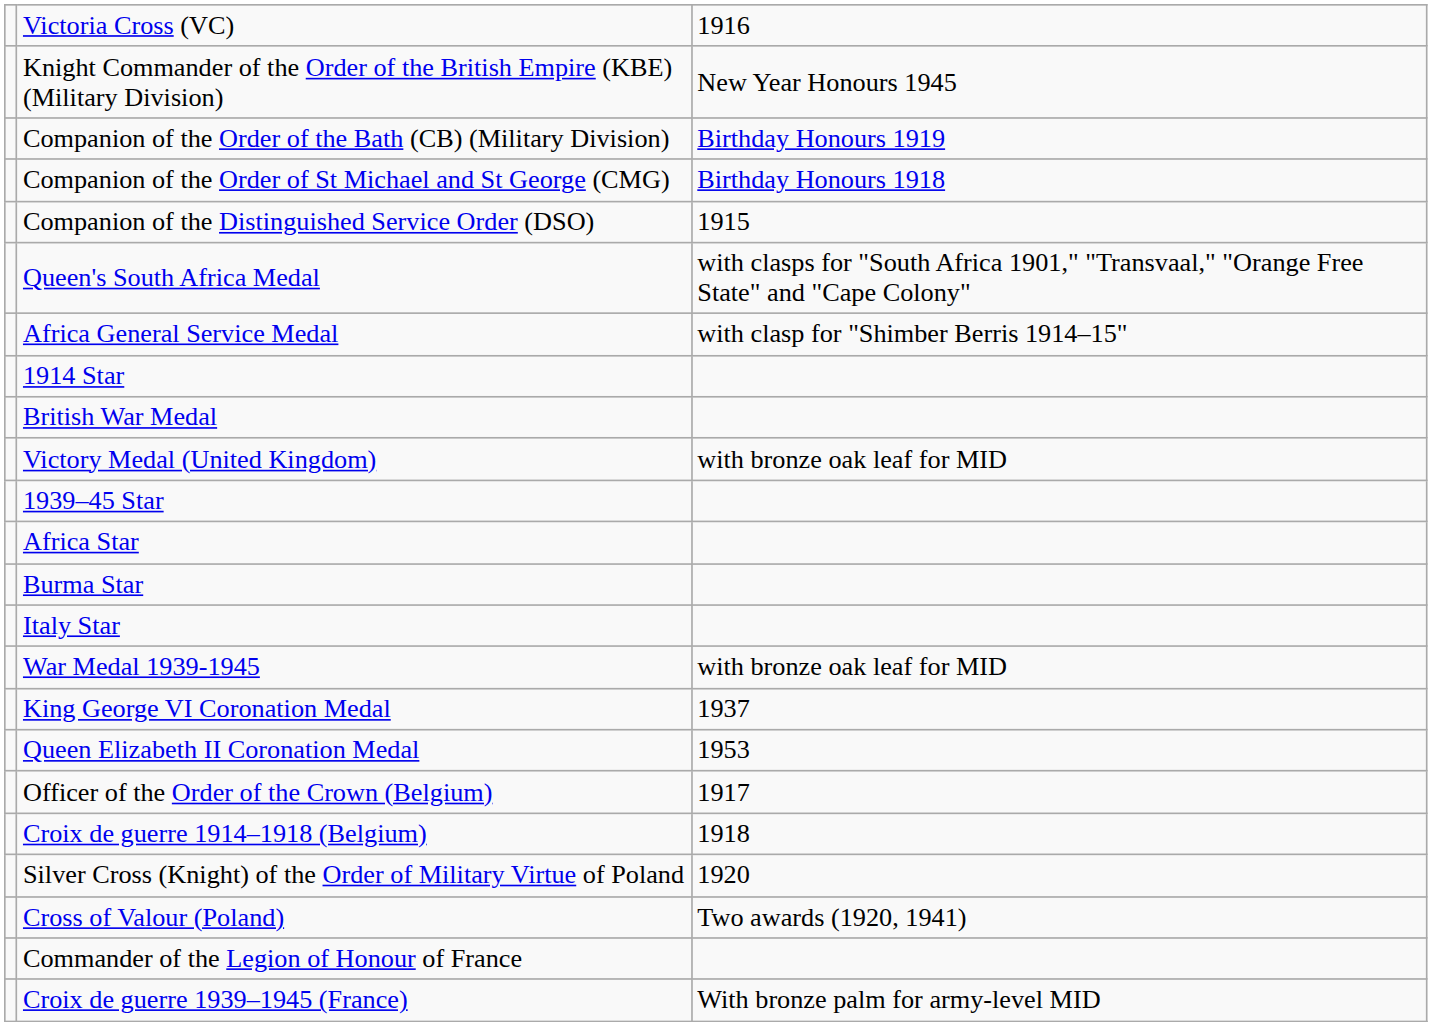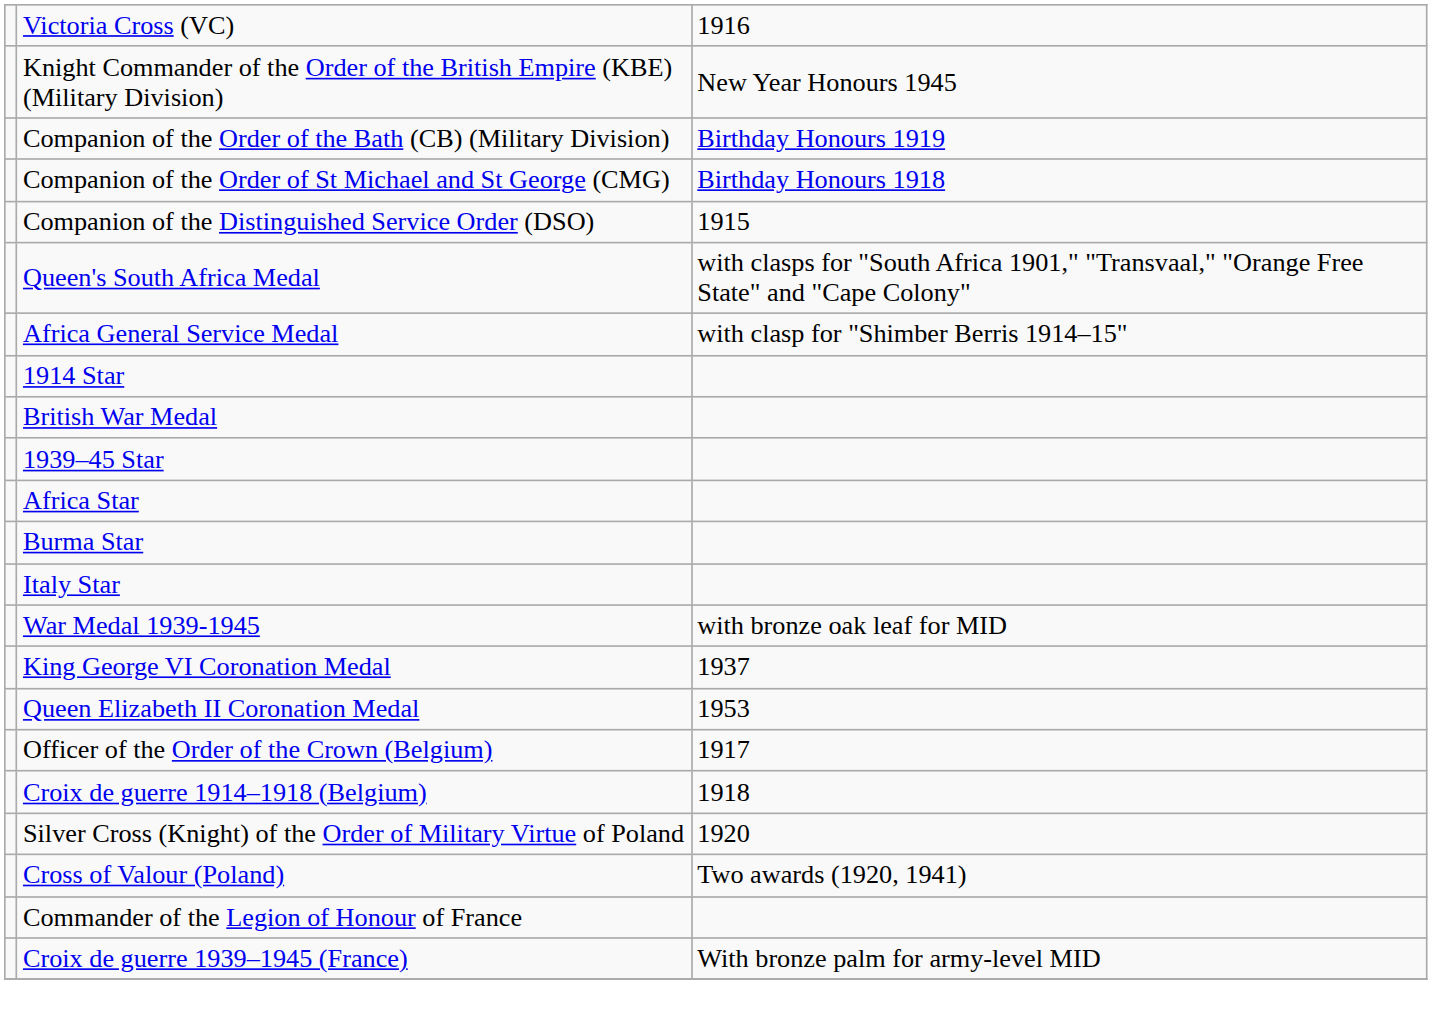- row: (200, 458)
